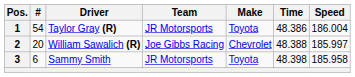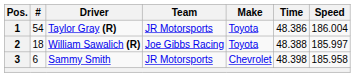(38, 44) 20 -> (38, 44) 18
(250, 44) Chevrolet -> (243, 44) Toyota
(243, 60) Toyota -> (250, 60) Chevrolet
